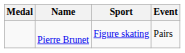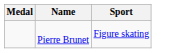- column: (166, 12)
